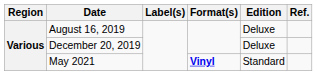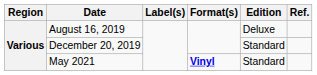(259, 45) Deluxe -> (264, 45) Standard
